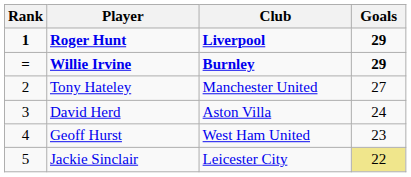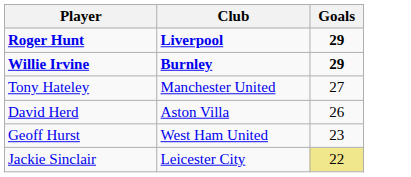- column: (25, 16)
(379, 111) 24 -> (337, 111) 26
